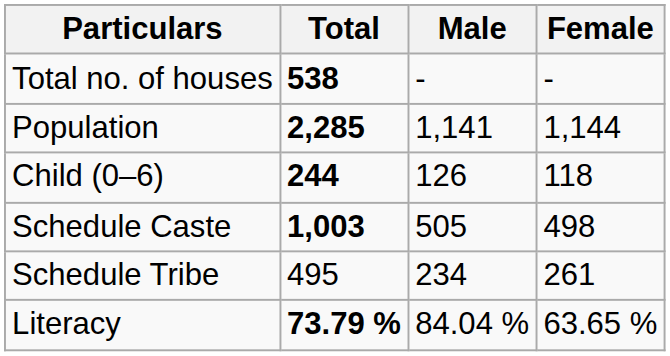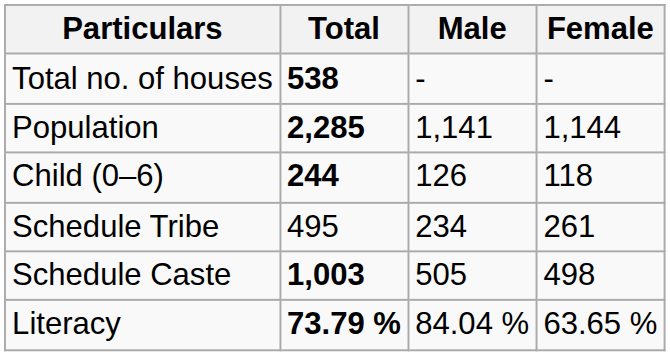rows swapped: (122, 226) <-> (116, 275)
